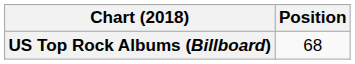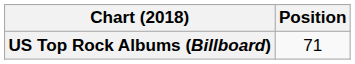(313, 45) 68 -> (313, 45) 71
